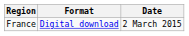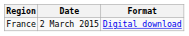columns swapped: (152, 11) <-> (79, 11)
